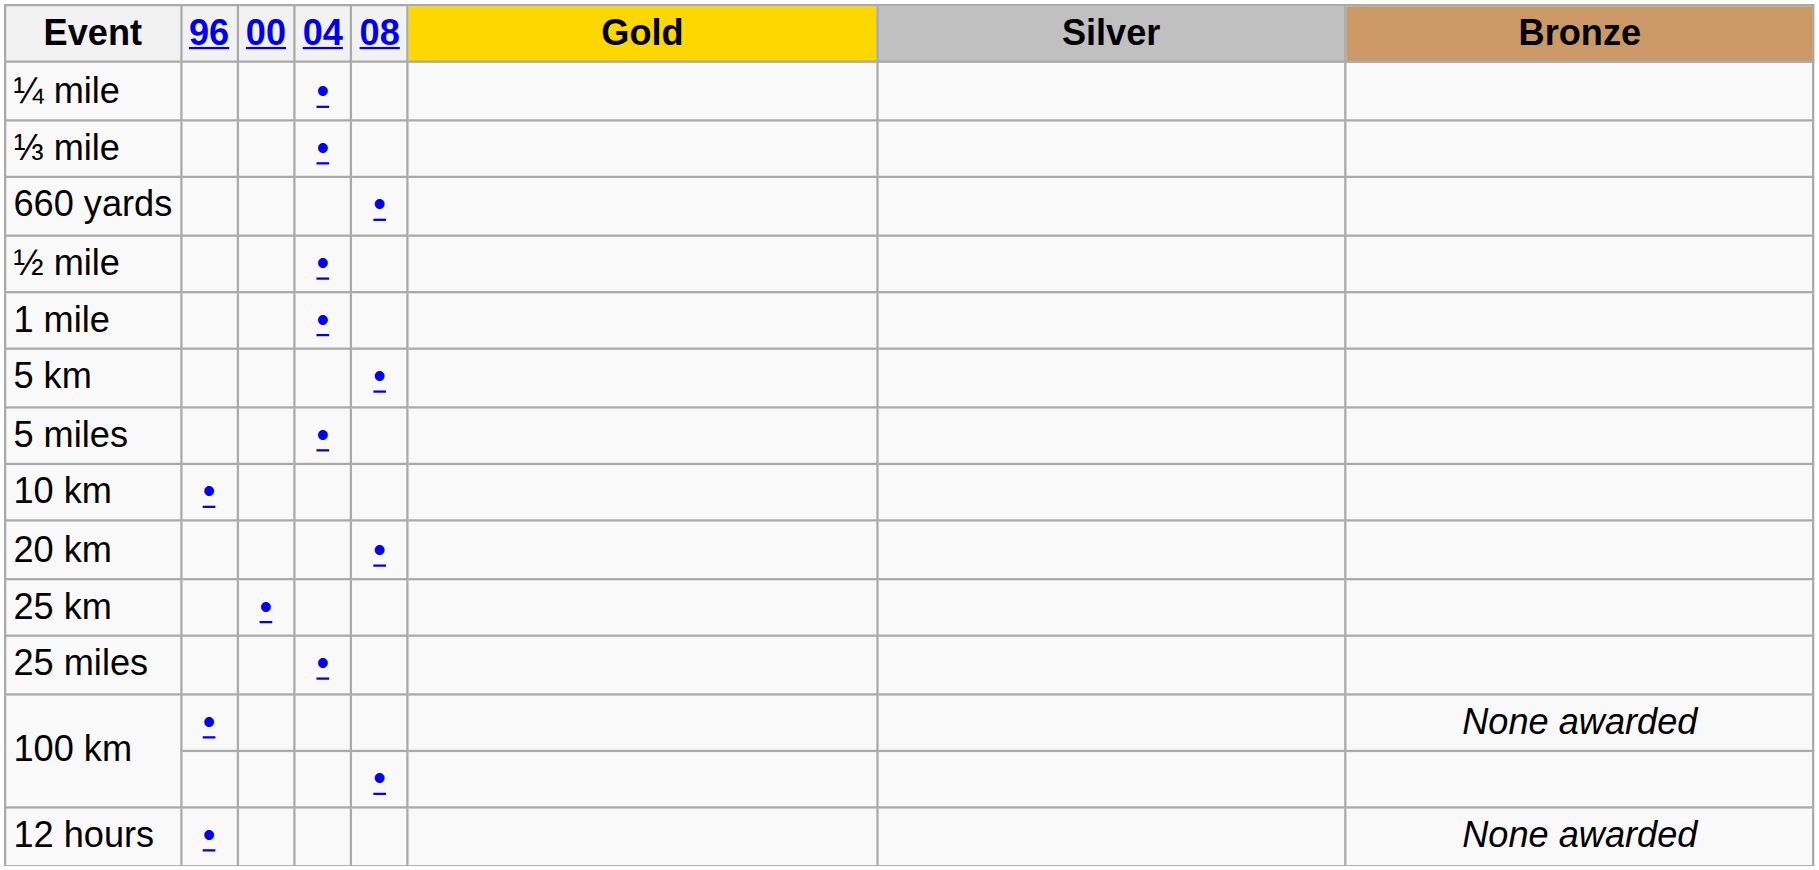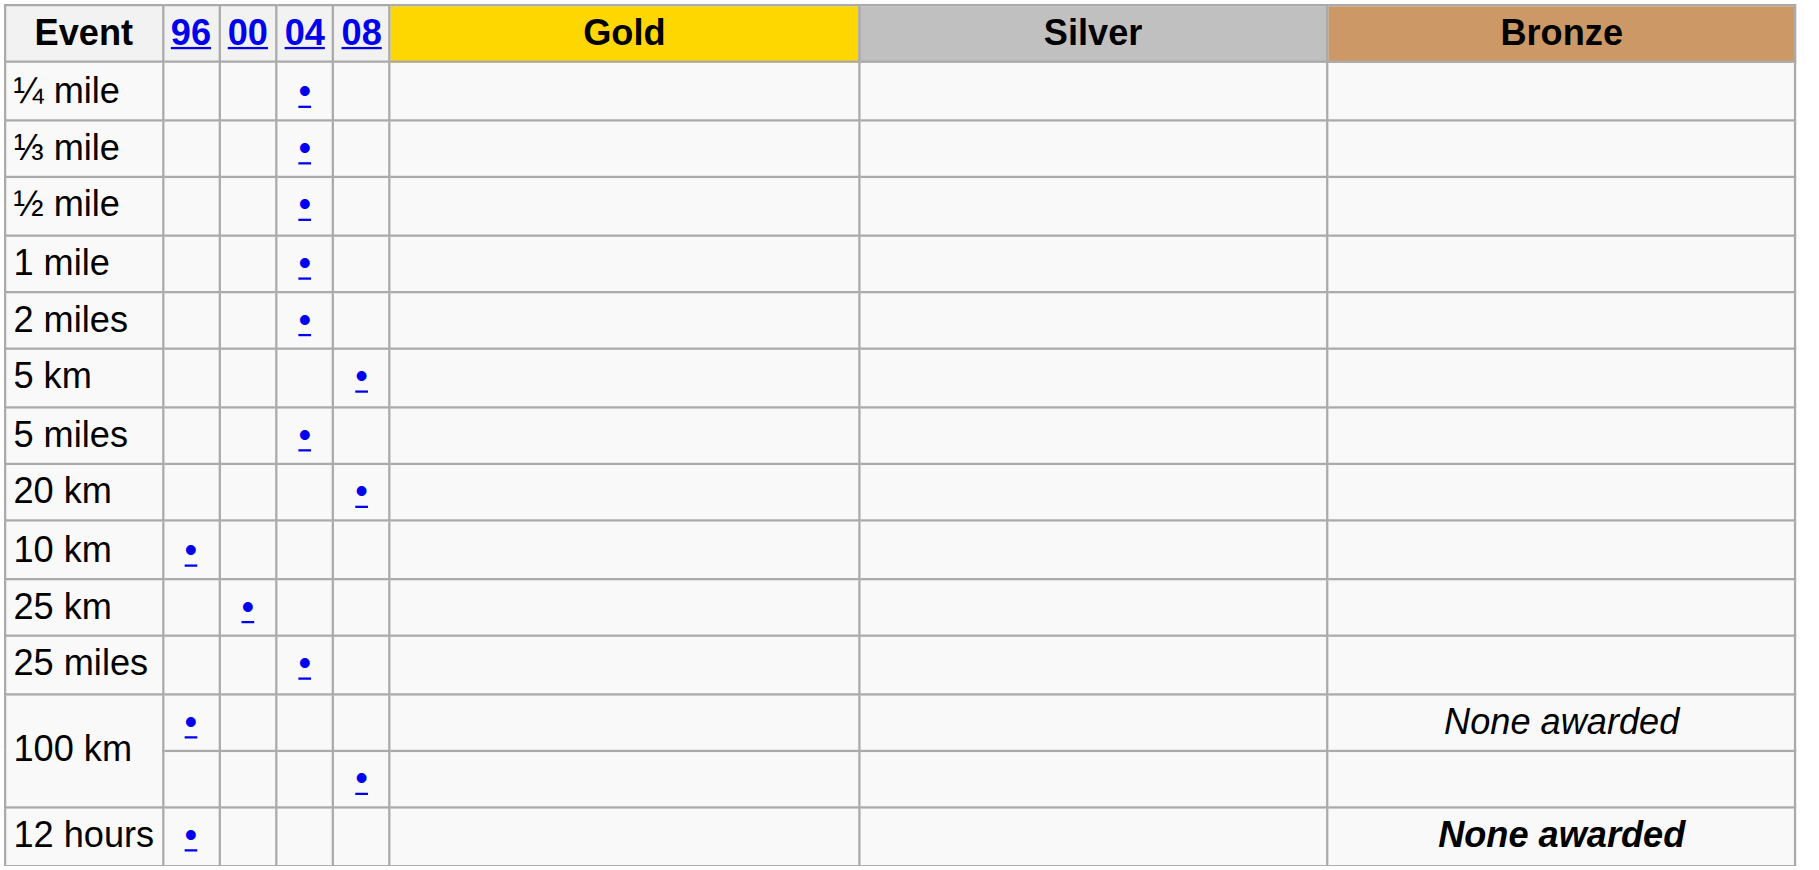- row: (93, 205)
+ row: (71, 319)
rows swapped: (63, 491) <-> (63, 549)
(1580, 836) normal -> (1562, 836) bold
